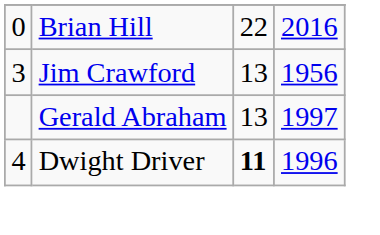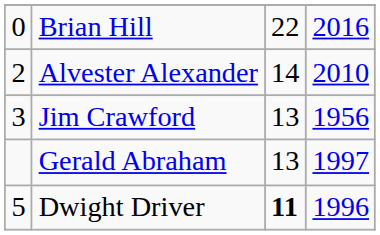+ row: (148, 71)
(18, 161) 4 -> (18, 206) 5
